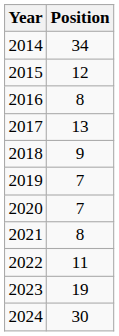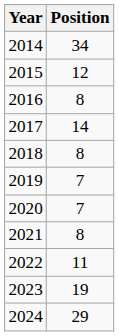(80, 126) 13 -> (80, 126) 14
(80, 153) 9 -> (80, 153) 8
(80, 316) 30 -> (80, 316) 29
